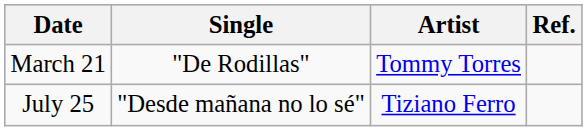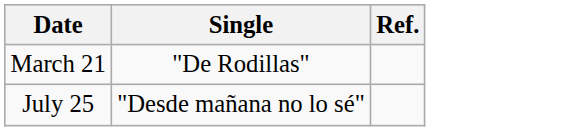- column: (449, 24)
